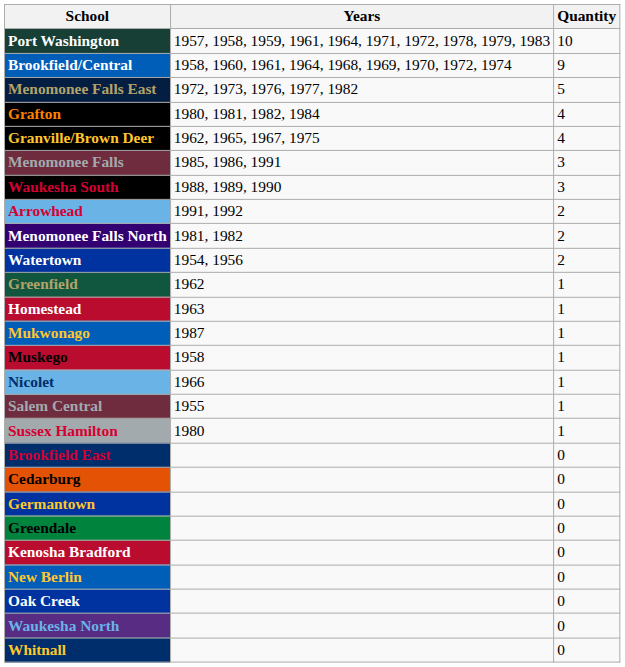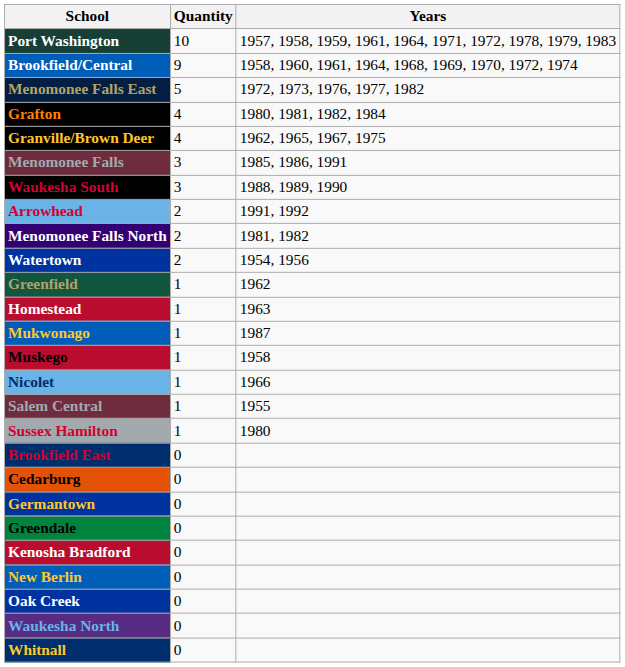columns swapped: (587, 16) <-> (362, 16)
